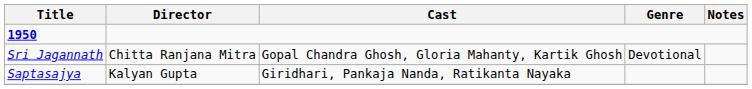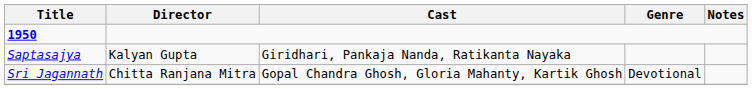rows swapped: (44, 74) <-> (55, 54)
